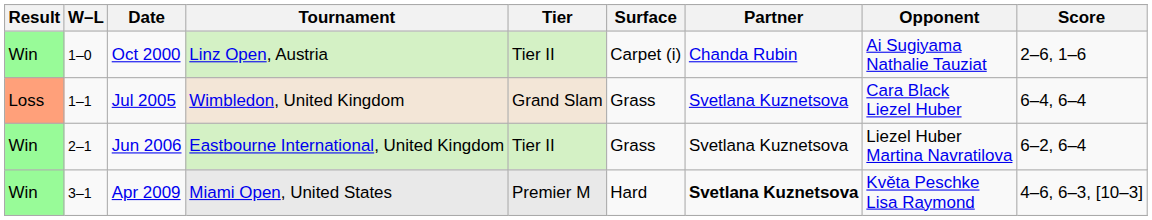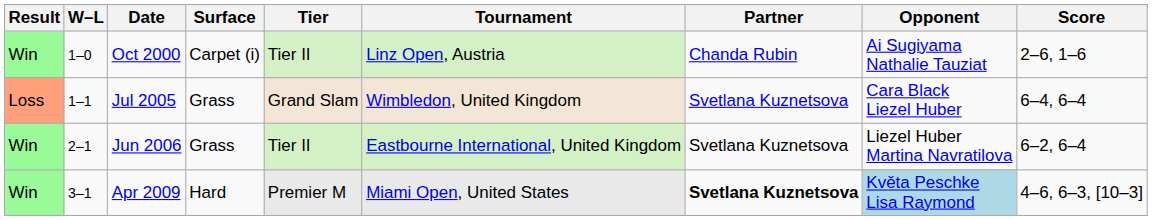columns swapped: (347, 17) <-> (646, 17)
(923, 192) no background -> (923, 192) lightblue background
